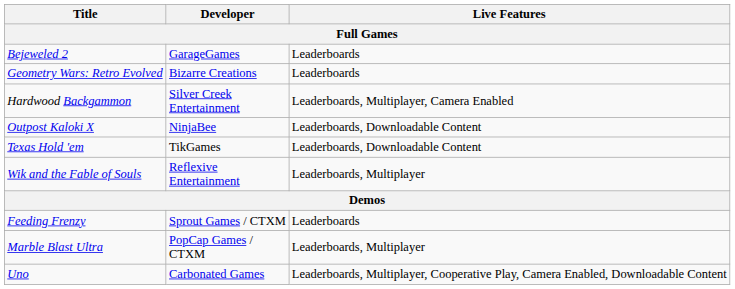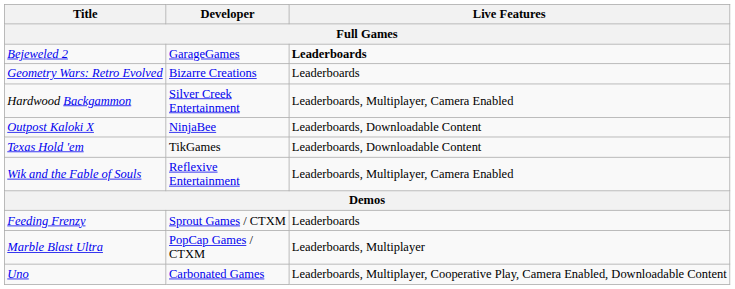(326, 53) normal -> (329, 53) bold
(358, 174) Leaderboards, Multiplayer -> (403, 174) Leaderboards, Multiplayer, Camera Enabled
